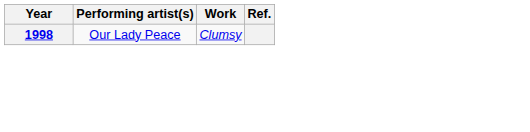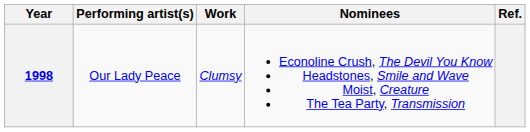+ column: (370, 14)
